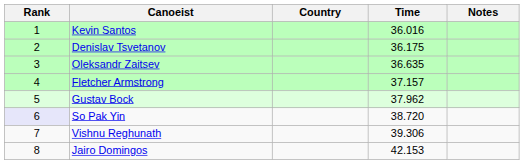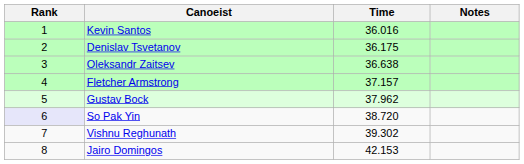- column: (320, 13)
(407, 64) 36.635 -> (382, 64) 36.638
(407, 133) 39.306 -> (382, 133) 39.302
